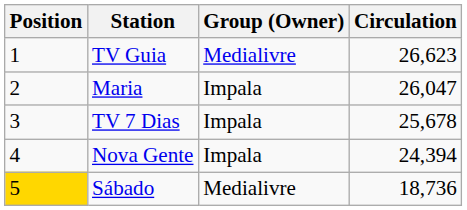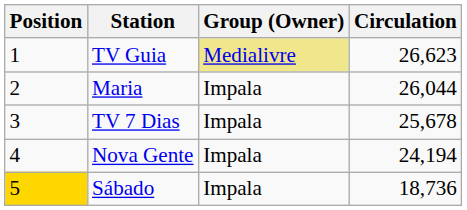(250, 54) no background -> (250, 54) khaki background
(428, 88) 26,047 -> (428, 88) 26,044
(428, 155) 24,394 -> (428, 155) 24,194
(250, 188) Medialivre -> (233, 188) Impala
